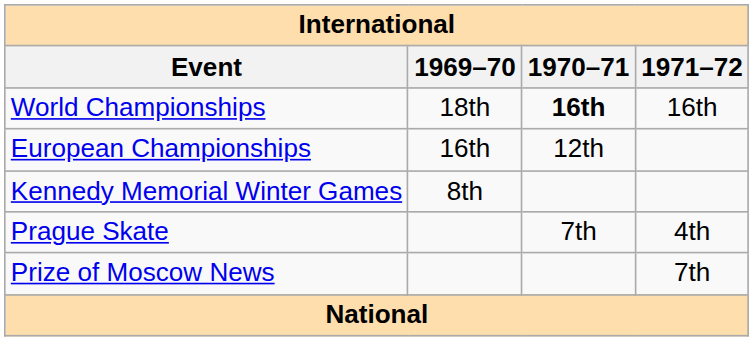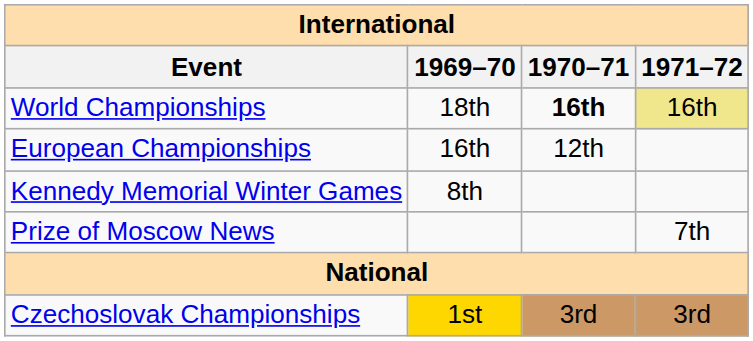(692, 107) no background -> (692, 107) khaki background
- row: (90, 231)
+ row: (186, 314)
